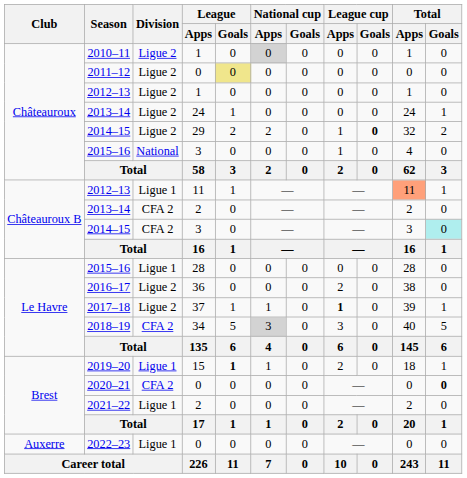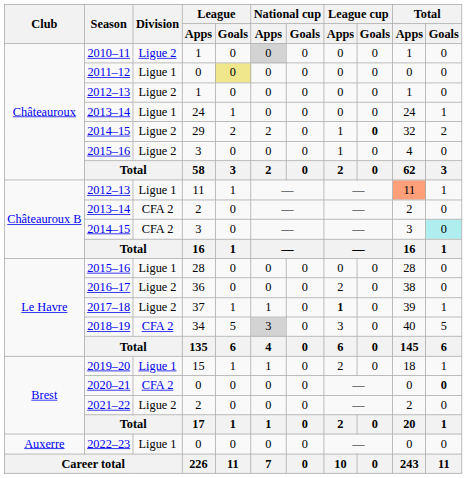(158, 72) Ligue 2 -> (158, 72) Ligue 1
(158, 111) Ligue 2 -> (158, 111) Ligue 1
(158, 151) National -> (158, 151) Ligue 2
(233, 365) bold -> (233, 365) normal
(158, 405) Ligue 1 -> (158, 405) Ligue 2
